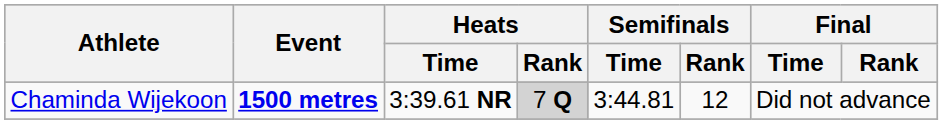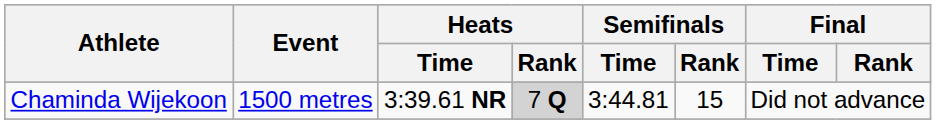(308, 101) bold -> (305, 101) normal
(715, 101) 12 -> (710, 101) 15
